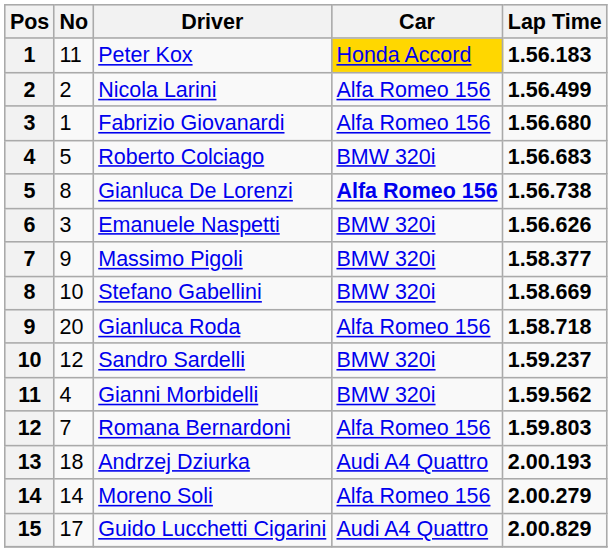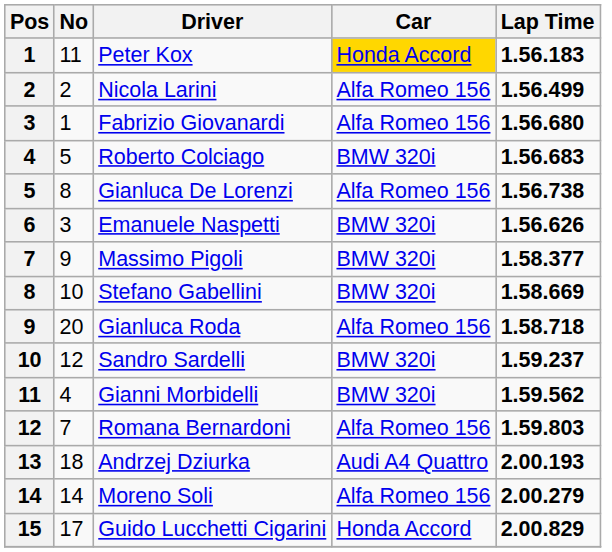(417, 191) bold -> (413, 191) normal
(412, 529) Audi A4 Quattro -> (404, 529) Honda Accord
